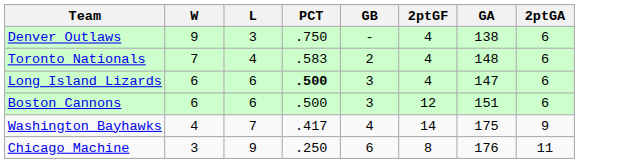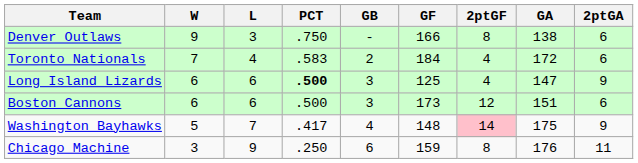+ column: (428, 16)
(428, 38) 4 -> (487, 38) 8
(487, 60) 148 -> (545, 60) 172
(545, 82) 6 -> (603, 82) 9
(194, 126) 4 -> (194, 126) 5
(428, 126) no background -> (487, 126) pink background
